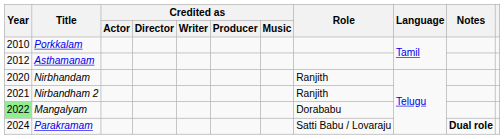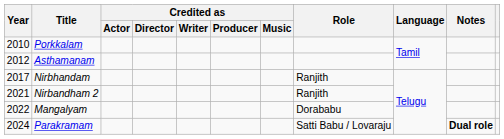(18, 77) 2020 -> (18, 77) 2017
(18, 110) lightgreen background -> (18, 110) no background
